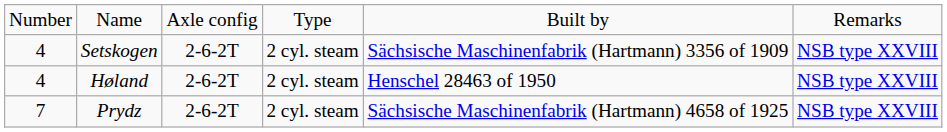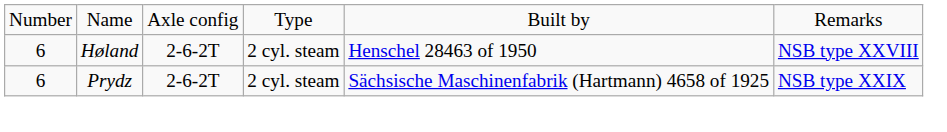- row: (119, 50)
(40, 80) 4 -> (40, 50) 6
(40, 111) 7 -> (40, 80) 6
(868, 111) NSB type XXVIII -> (842, 80) NSB type XXIX
